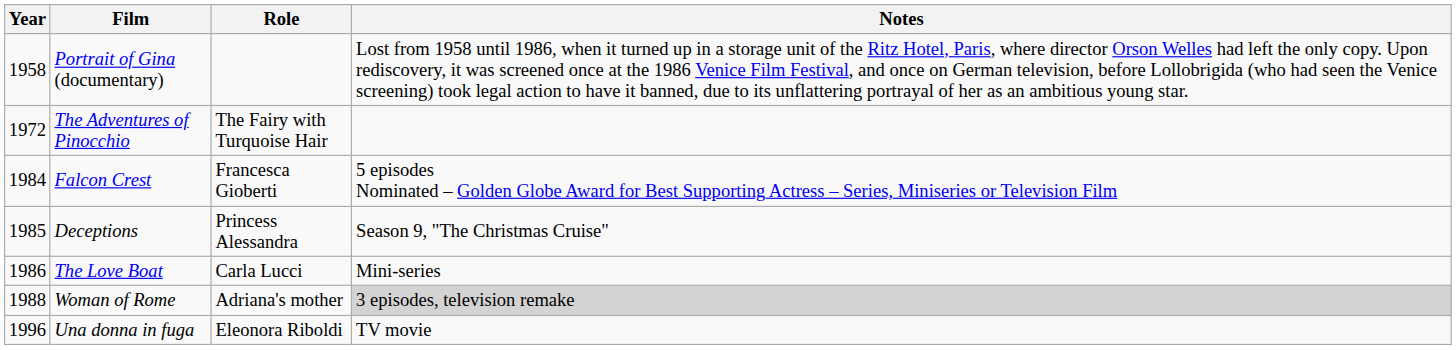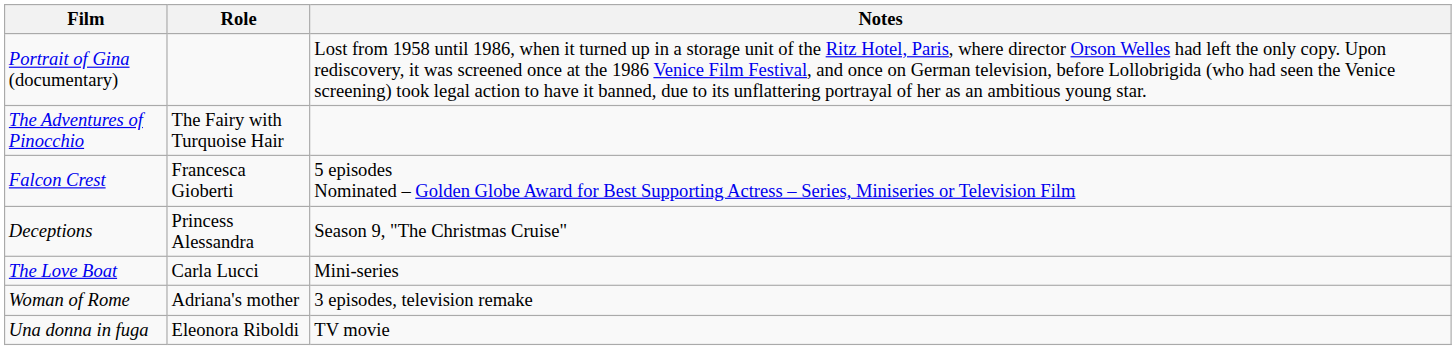- column: (27, 19)
(465, 300) lightgrey background -> (424, 300) no background
